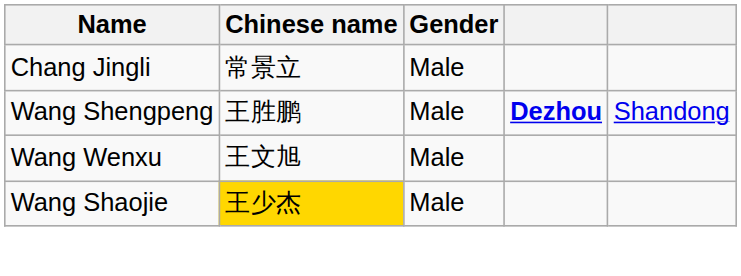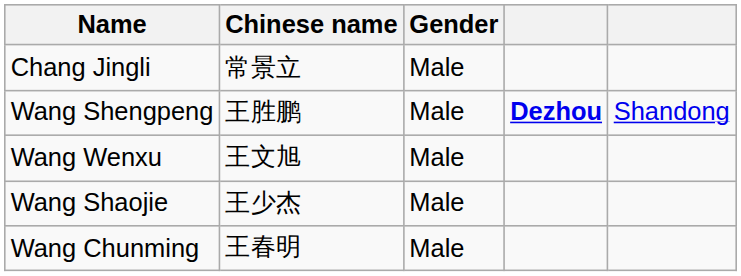(263, 201) gold background -> (263, 201) no background
+ row: (105, 247)
